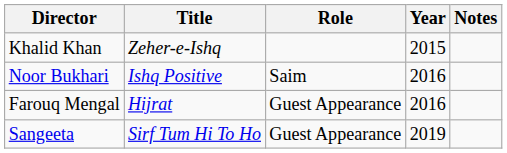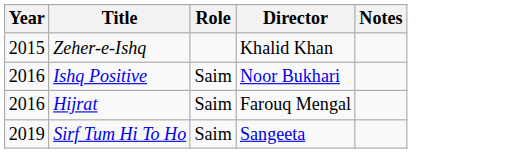columns swapped: (428, 18) <-> (64, 18)
(335, 104) Guest Appearance -> (213, 104) Saim
(335, 133) Guest Appearance -> (213, 133) Saim
